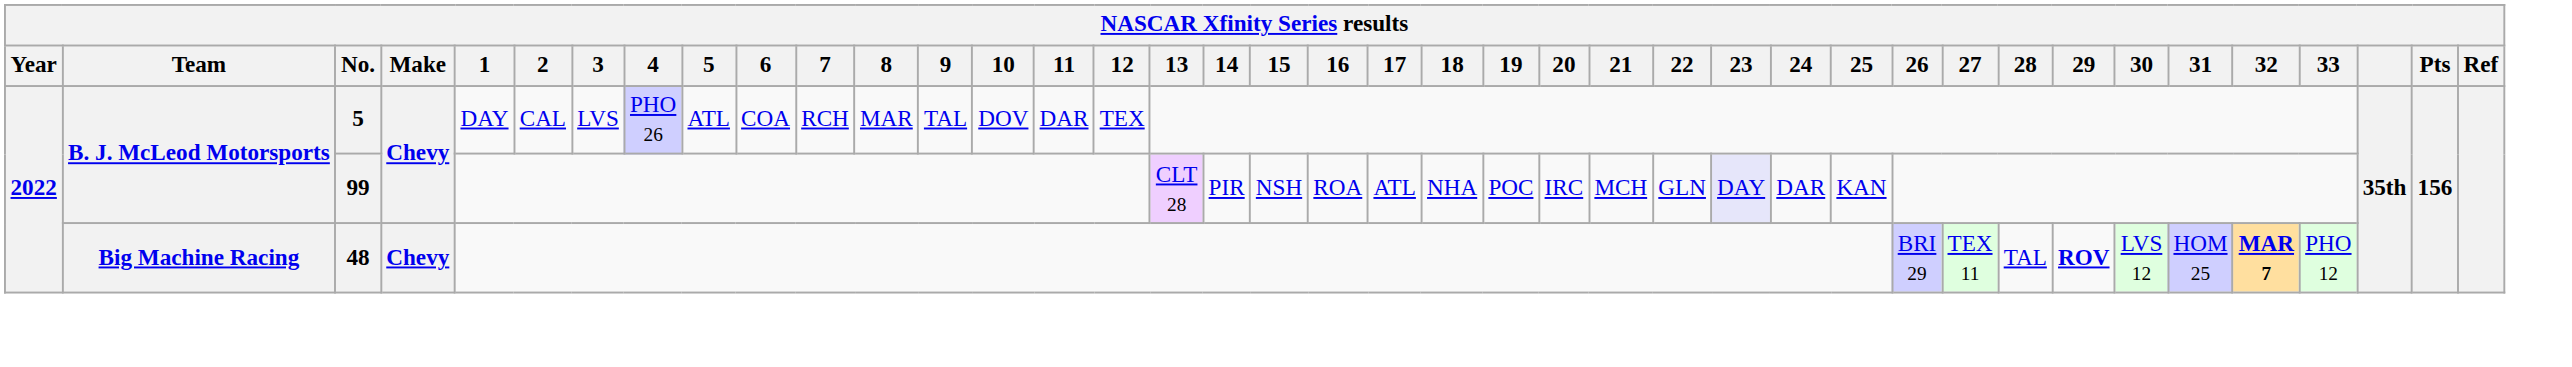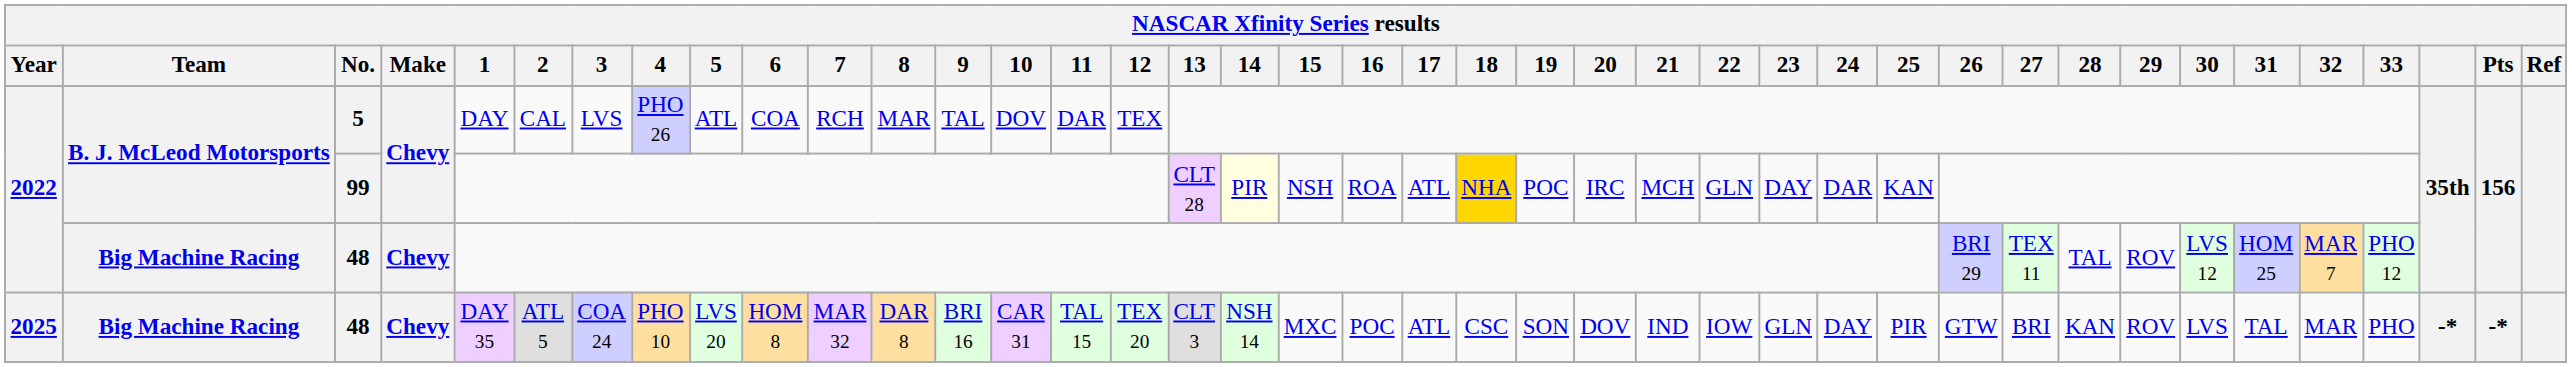(1227, 188) no background -> (1249, 188) lightyellow background
(1452, 188) no background -> (1486, 188) gold background
(1741, 188) lavender background -> (1788, 188) no background
(2084, 257) bold -> (2151, 257) normal
(2266, 257) bold -> (2331, 256) normal
+ row: (34, 326)
